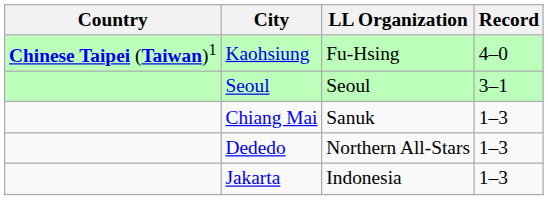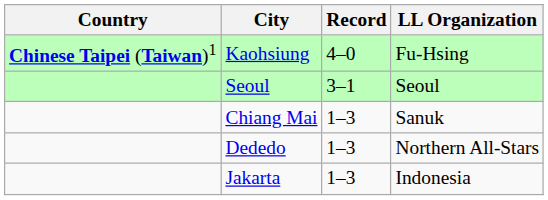columns swapped: (398, 19) <-> (509, 19)
